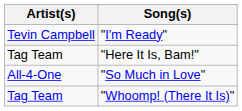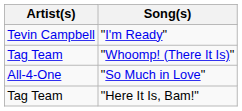rows swapped: (168, 95) <-> (150, 55)
